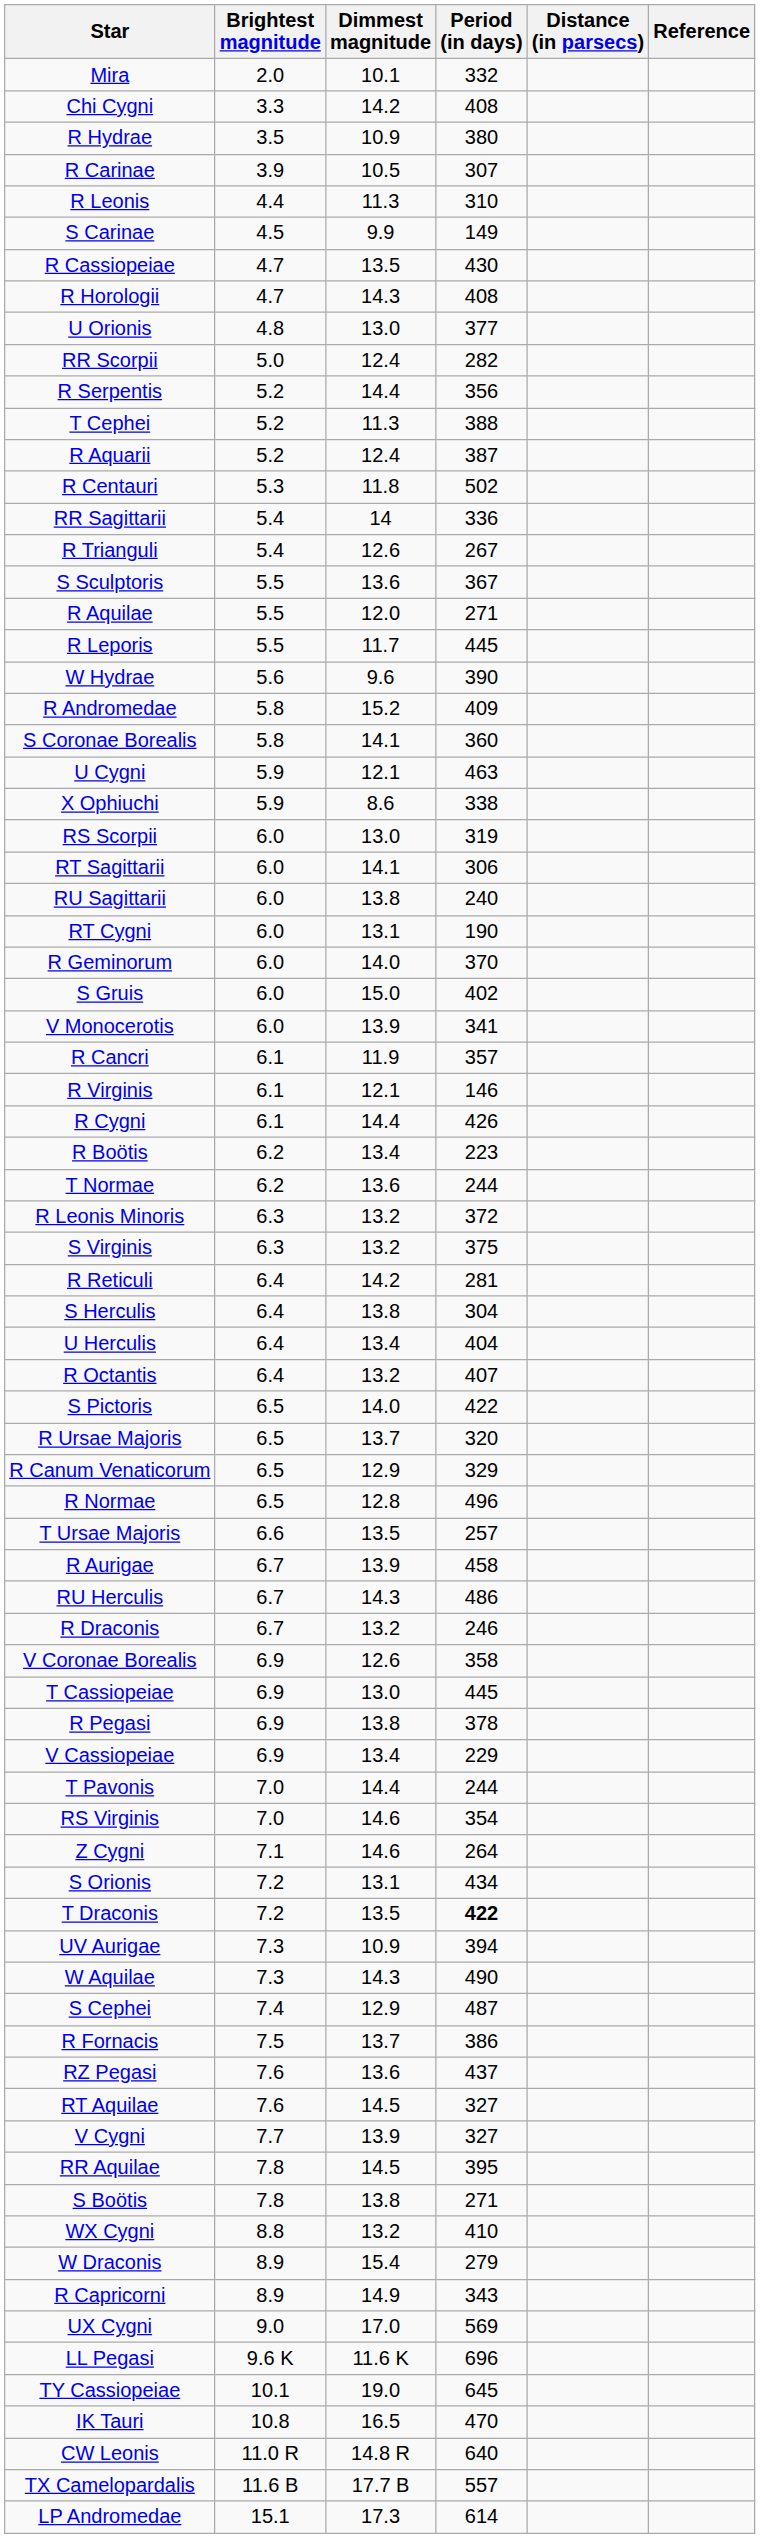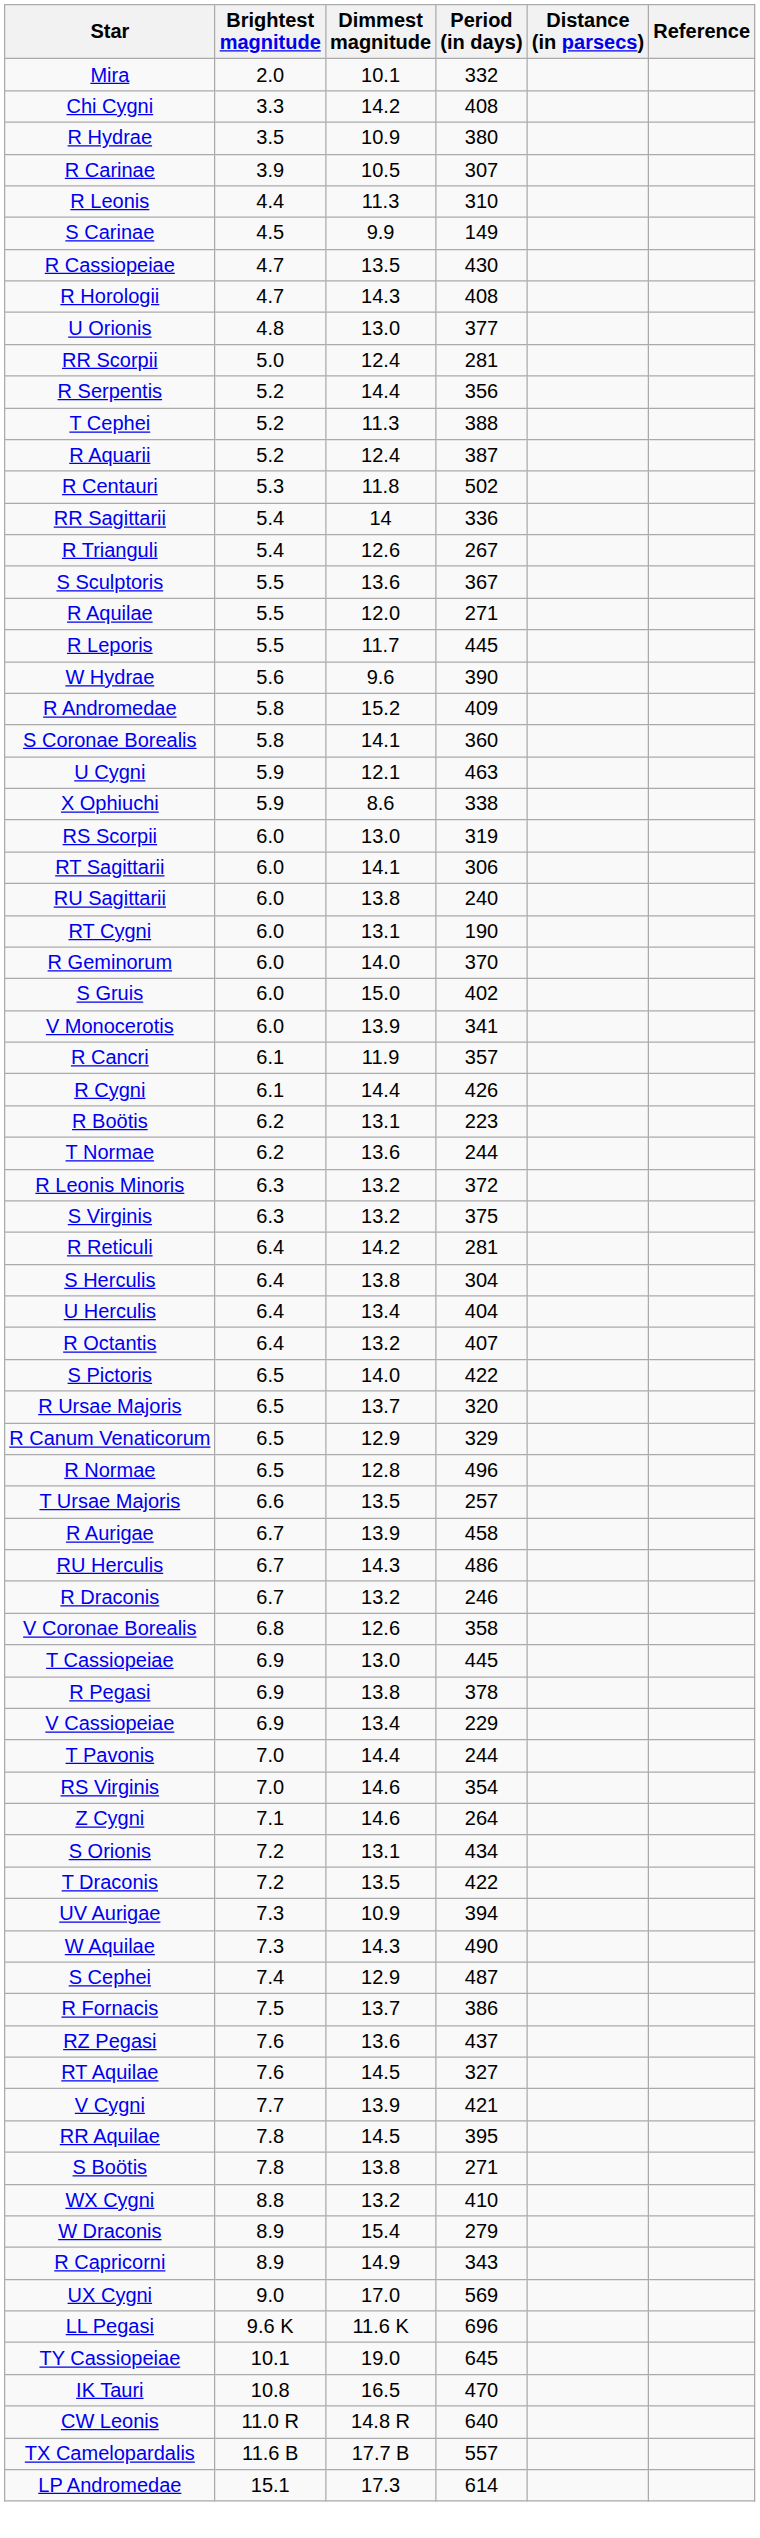(481, 360) 282 -> (481, 360) 281
- row: (110, 1089)
(381, 1153) 13.4 -> (381, 1121) 13.1
(270, 1660) 6.9 -> (270, 1628) 6.8
(481, 1914) bold -> (481, 1882) normal
(481, 2136) 327 -> (481, 2104) 421
